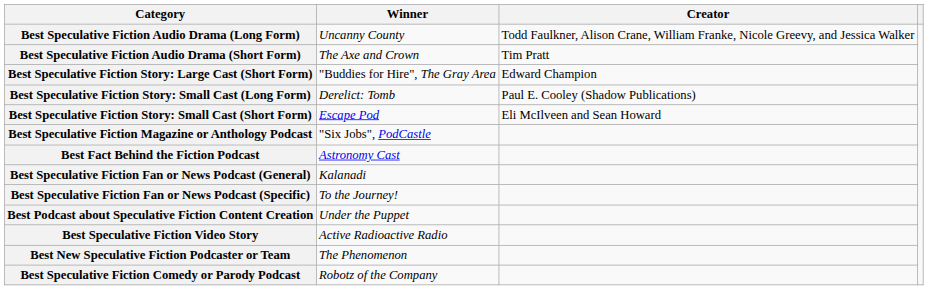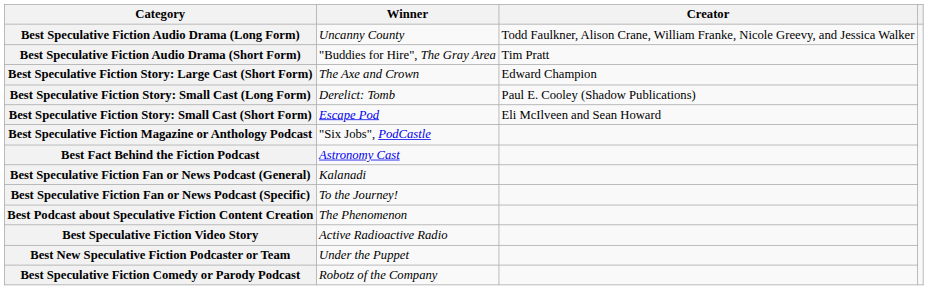(369, 54) The Axe and Crown -> (407, 54) "Buddies for Hire", The Gray Area
(407, 74) "Buddies for Hire", The Gray Area -> (369, 74) The Axe and Crown
(364, 214) Under the Puppet -> (363, 214) The Phenomenon
(363, 255) The Phenomenon -> (364, 255) Under the Puppet
